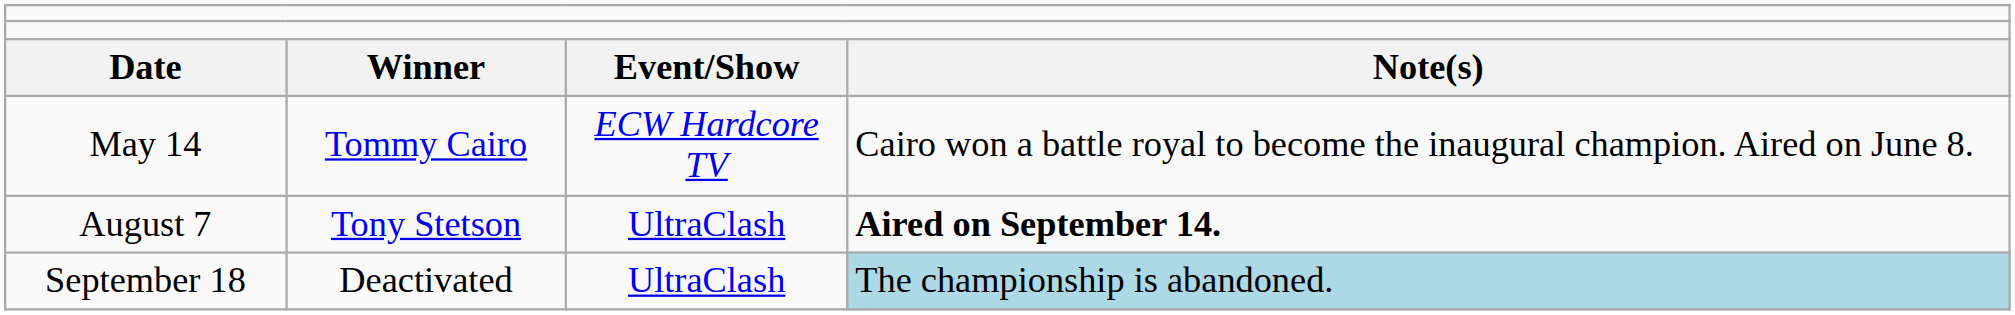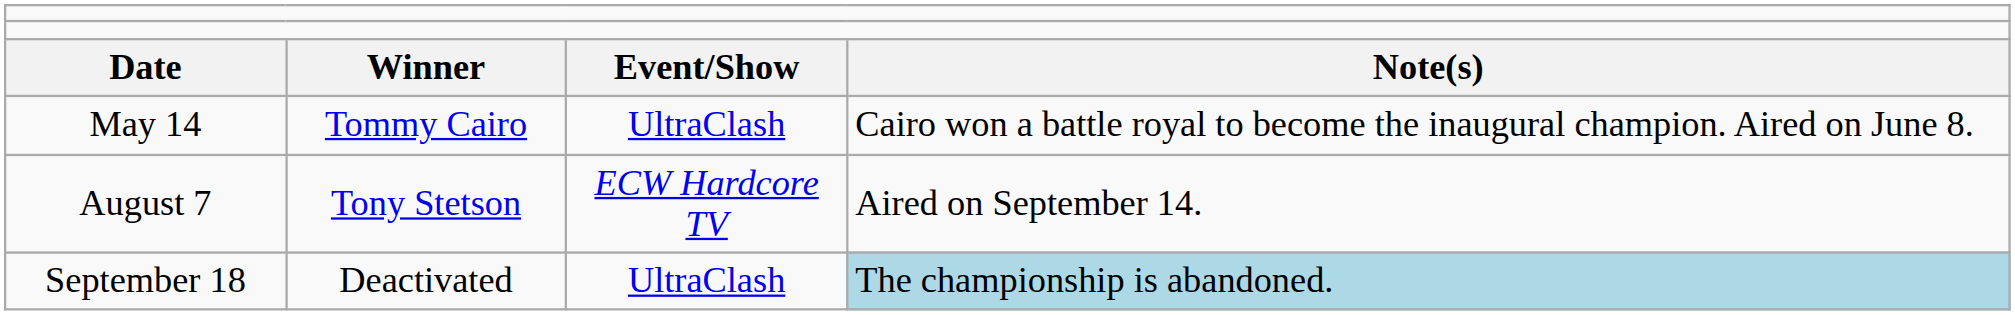(707, 144) ECW Hardcore TV -> (707, 124) UltraClash
(707, 222) UltraClash -> (707, 202) ECW Hardcore TV
(1038, 222) bold -> (1029, 202) normal
